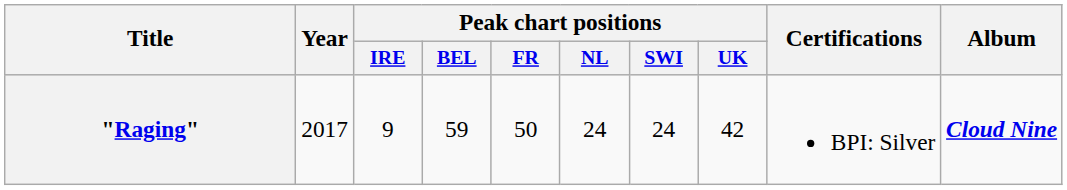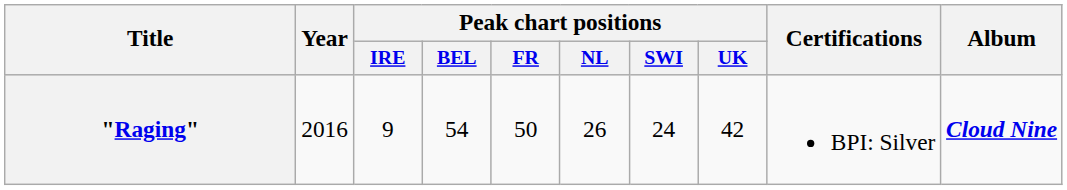(325, 129) 2017 -> (325, 129) 2016
(457, 129) 59 -> (457, 129) 54
(595, 129) 24 -> (595, 129) 26
